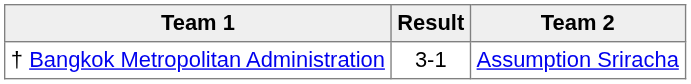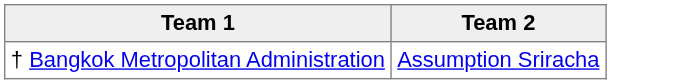- column: (431, 22)
